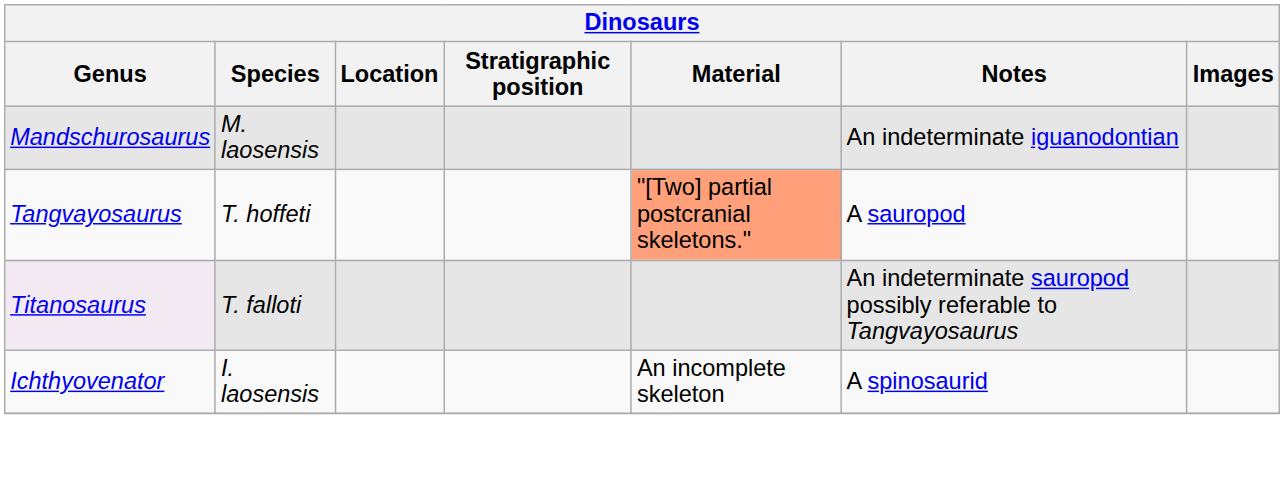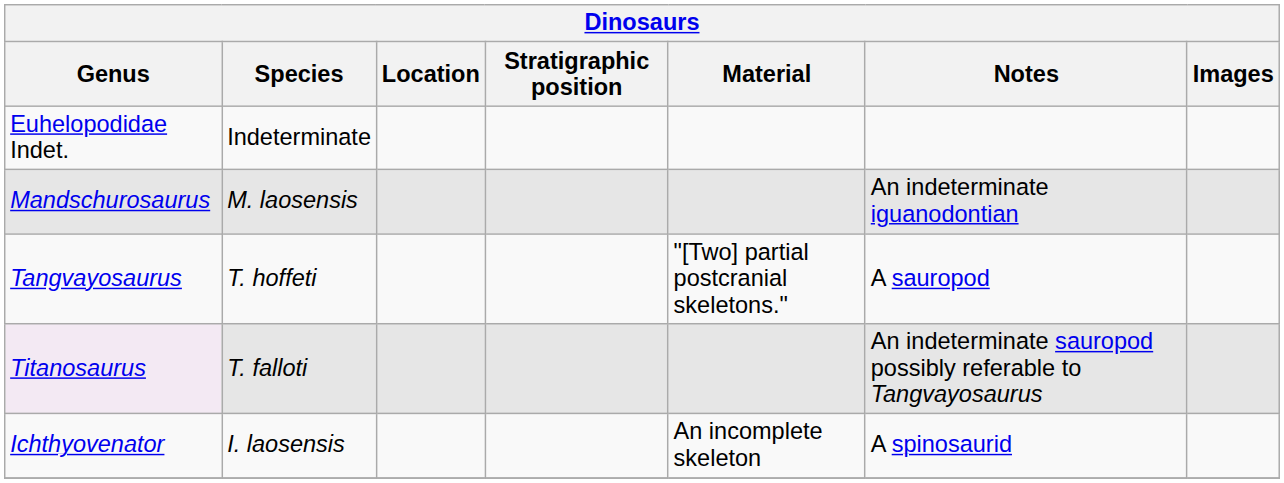+ row: (89, 137)
(704, 214) lightsalmon background -> (741, 278) no background
